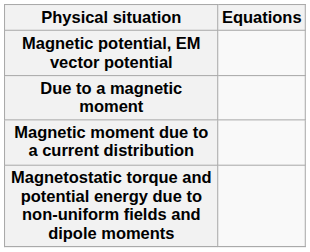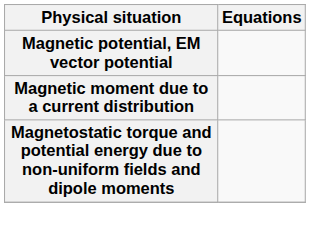- row: (111, 97)
